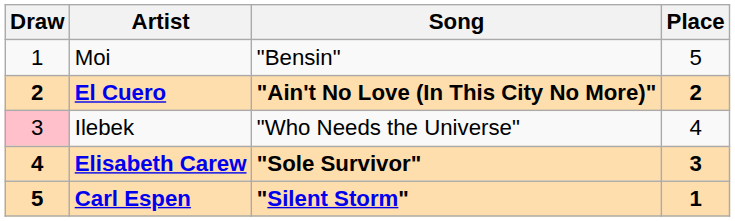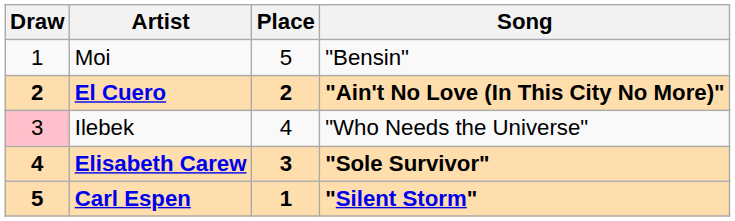columns swapped: (457, 22) <-> (696, 22)
